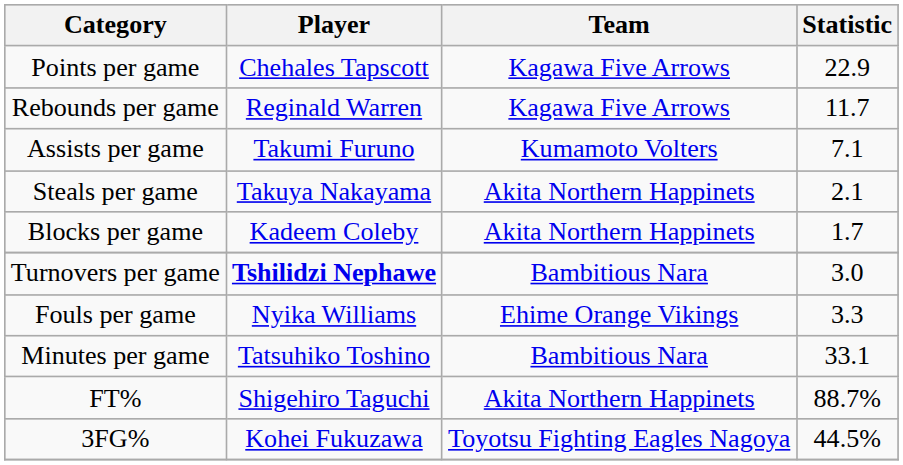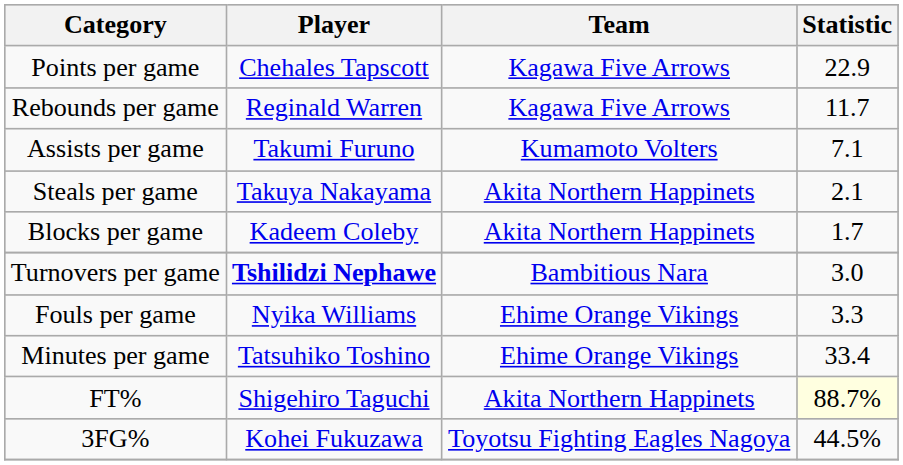(619, 356) Bambitious Nara -> (619, 356) Ehime Orange Vikings
(847, 356) 33.1 -> (847, 356) 33.4
(847, 397) no background -> (847, 397) lightyellow background
